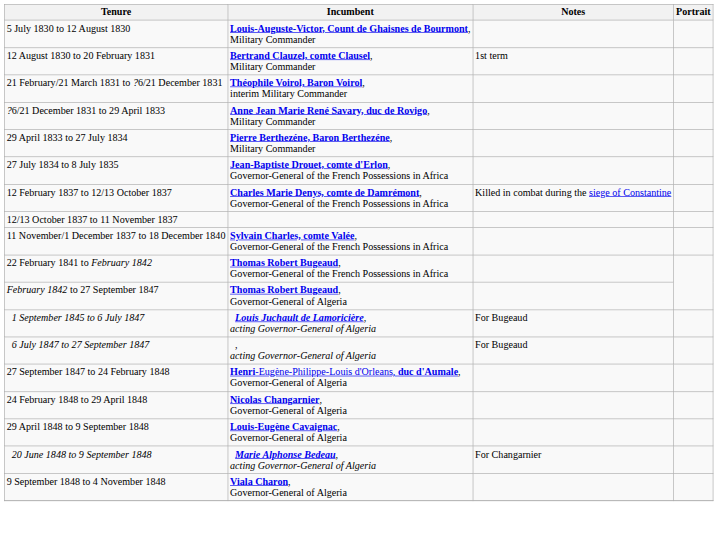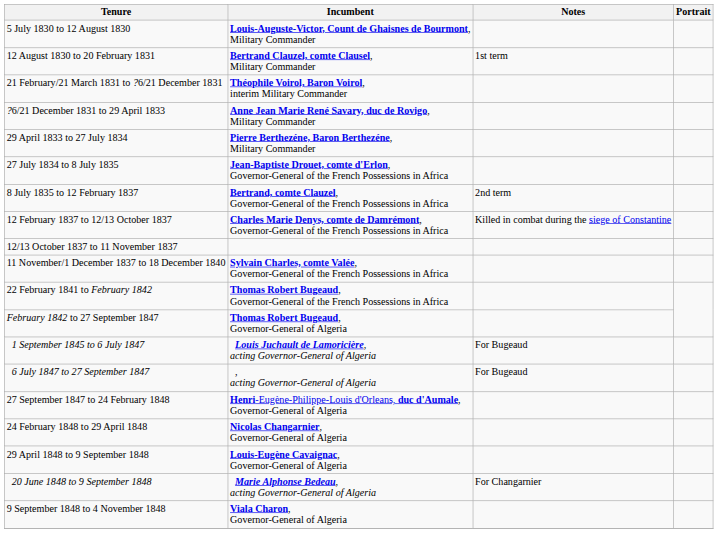+ row: (72, 192)
